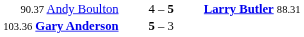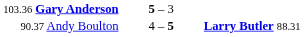rows swapped: (69, 8) <-> (61, 26)
